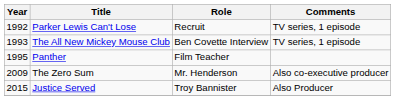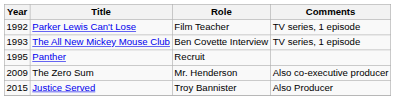(190, 27) Recruit -> (202, 27) Film Teacher
(202, 57) Film Teacher -> (190, 57) Recruit
